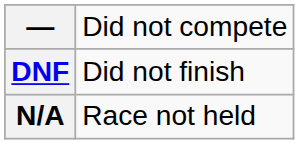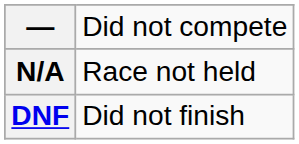rows swapped: (40, 71) <-> (40, 116)
